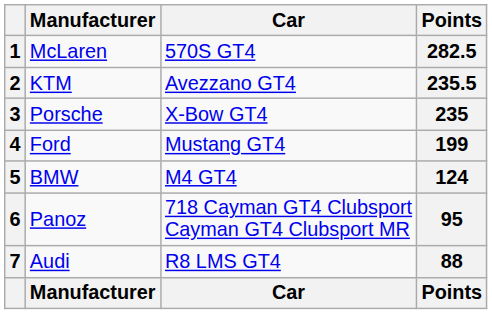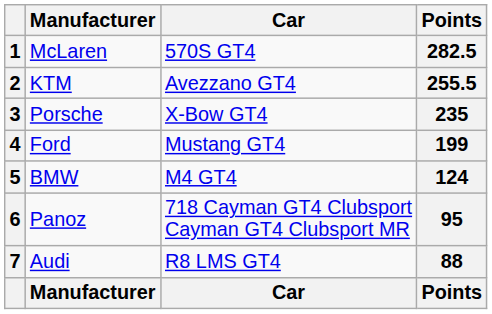(452, 83) 235.5 -> (452, 83) 255.5
